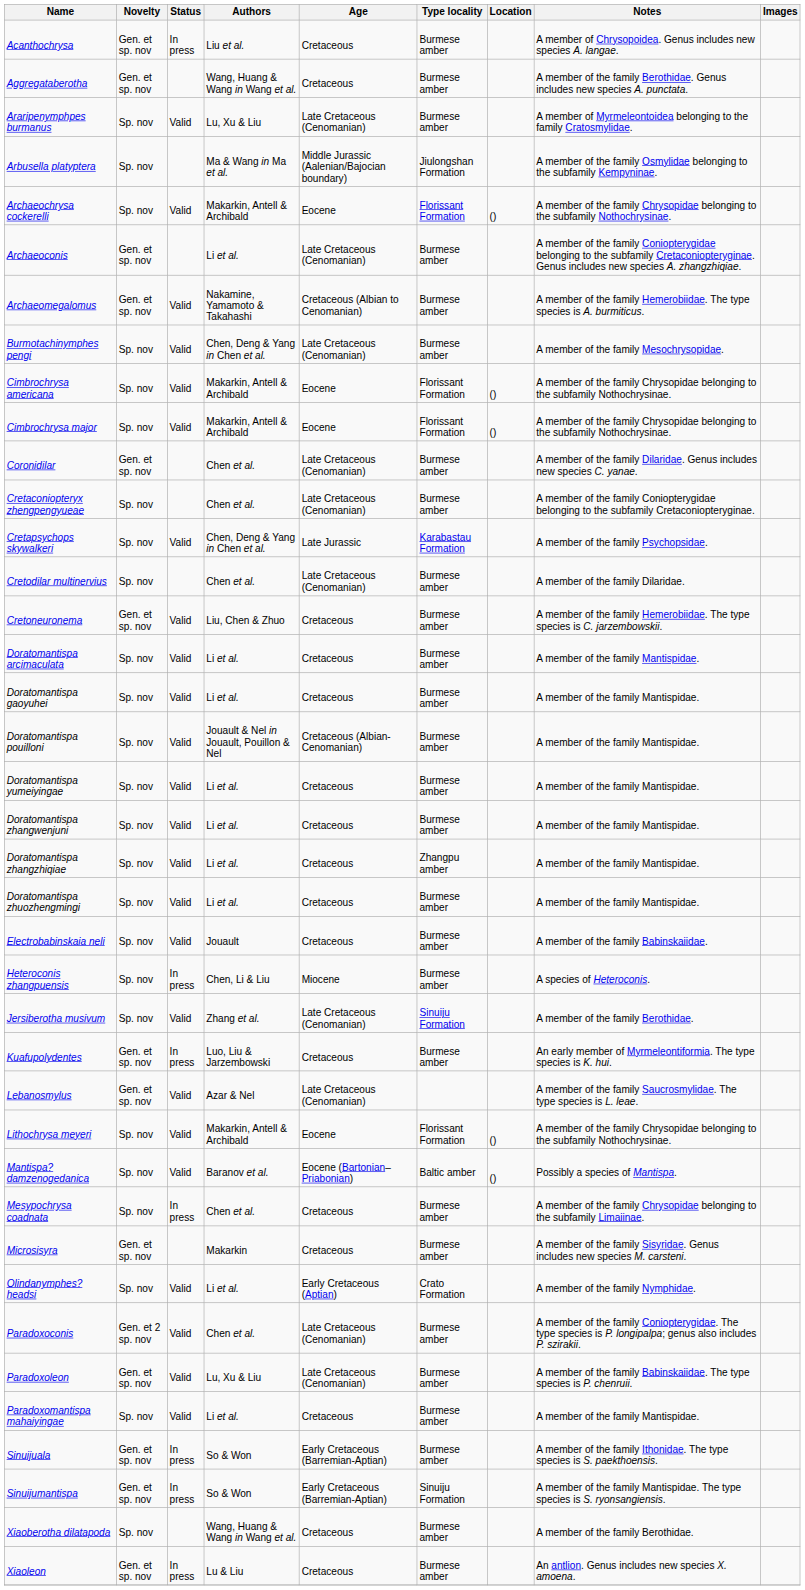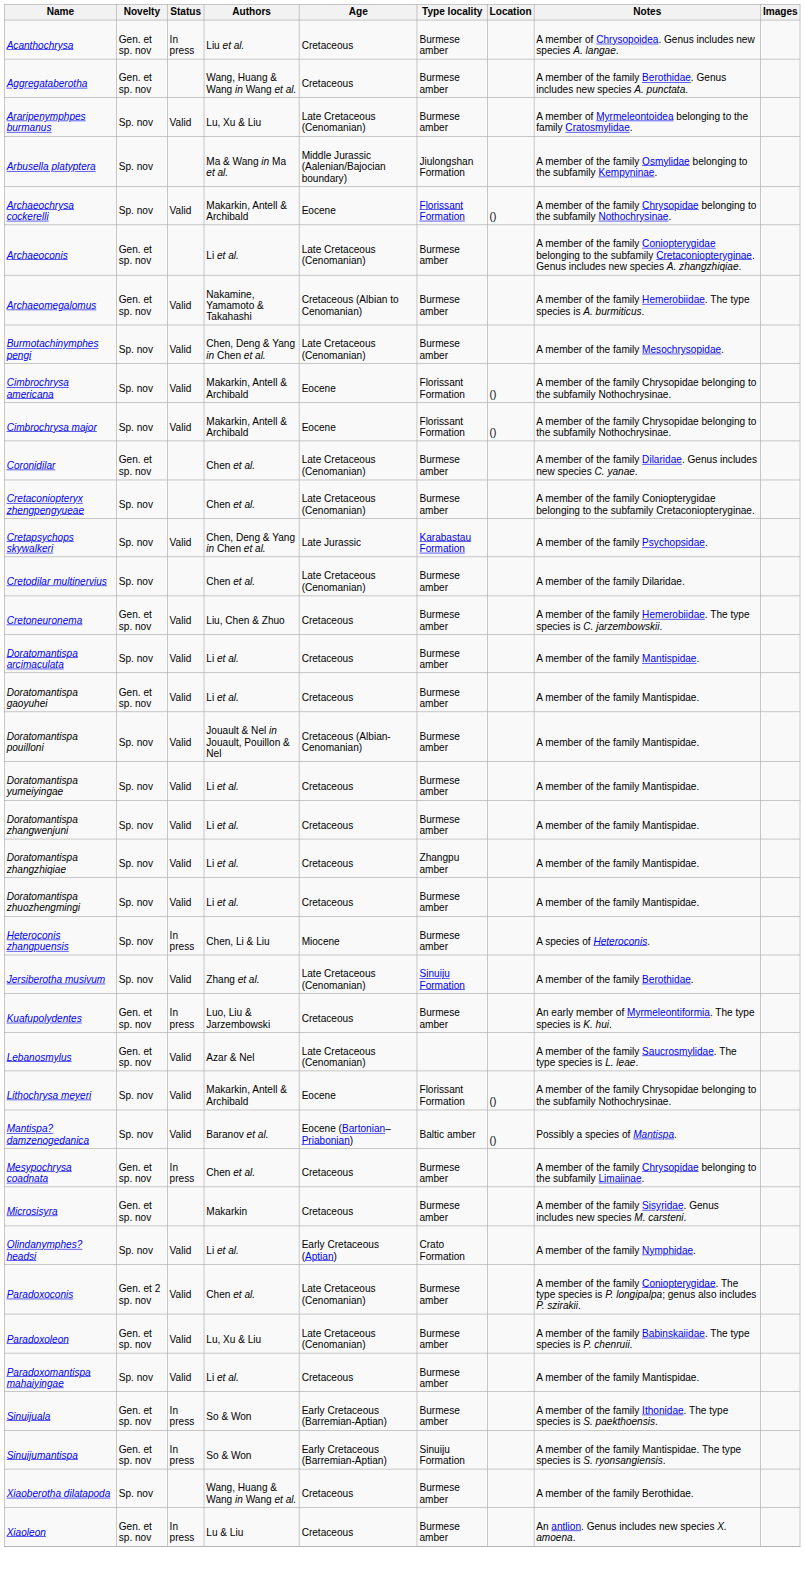(136, 698) Sp. nov -> (135, 698) Gen. et sp. nov
- row: (56, 941)
(136, 1212) Sp. nov -> (135, 1173) Gen. et sp. nov
